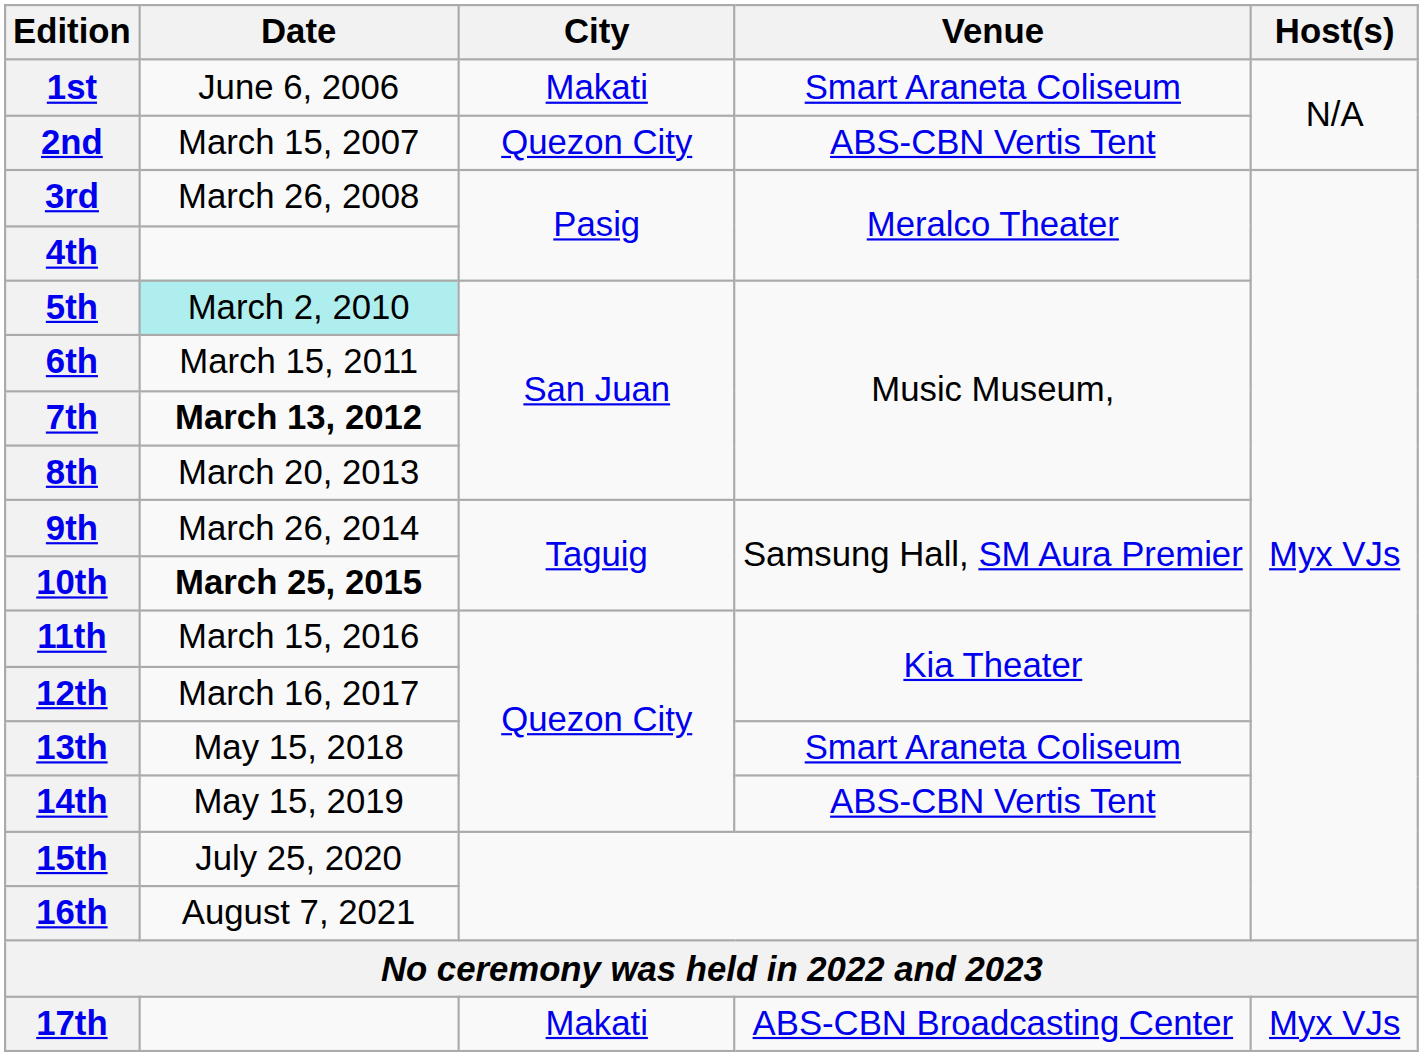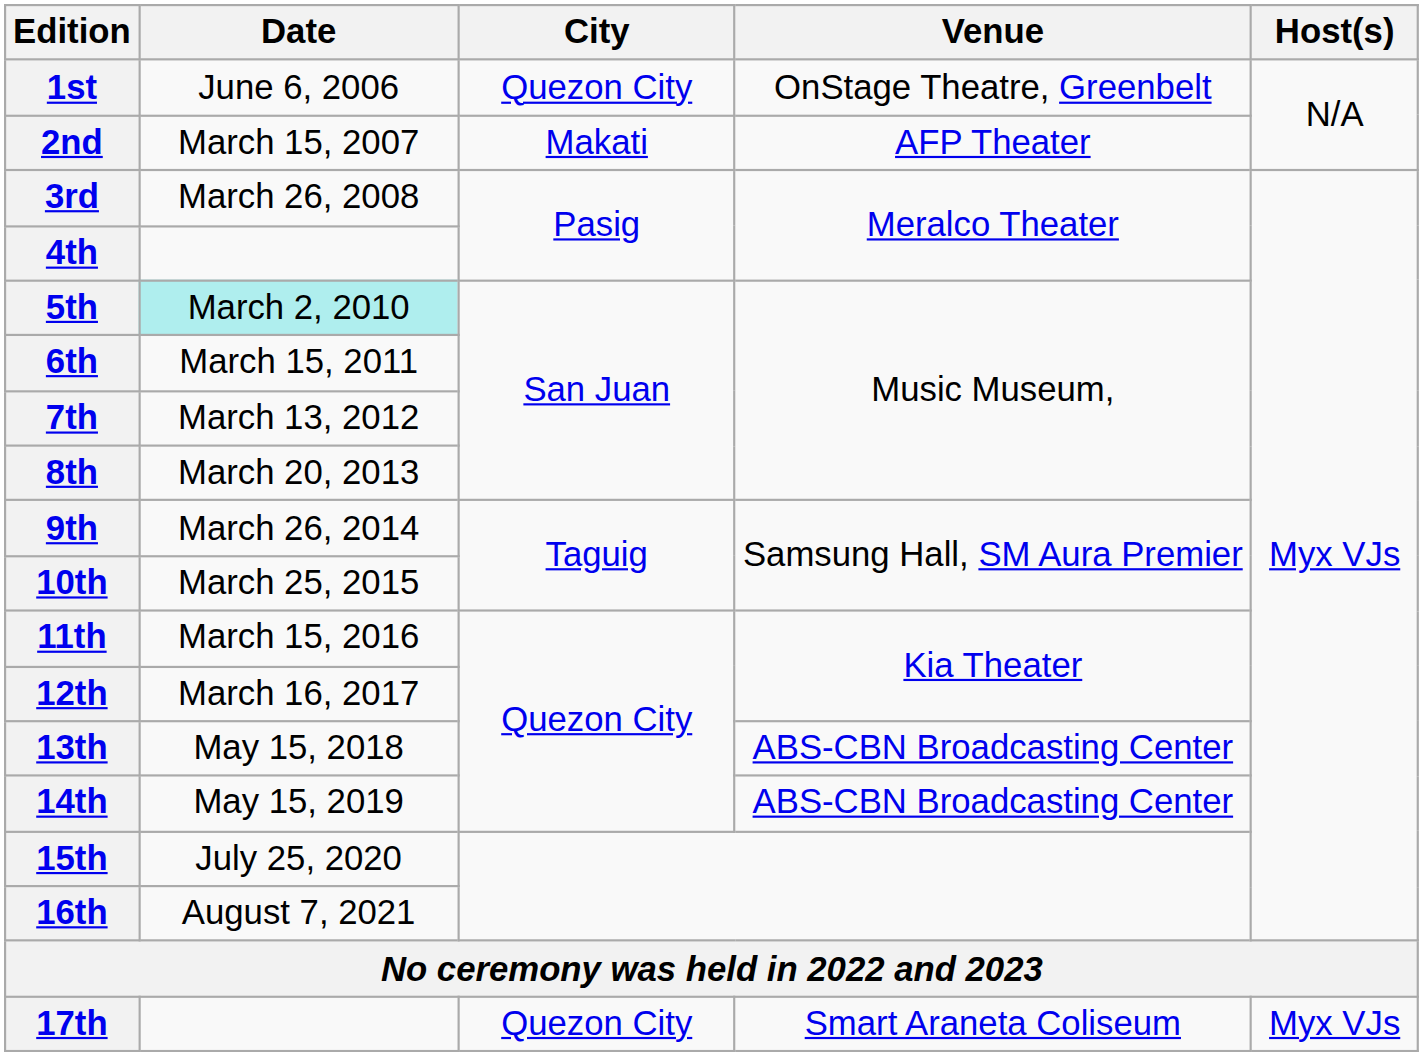(597, 87) Makati -> (597, 87) Quezon City
(993, 87) Smart Araneta Coliseum -> (993, 87) OnStage Theatre, Greenbelt
(597, 142) Quezon City -> (597, 142) Makati
(993, 142) ABS-CBN Vertis Tent -> (993, 142) AFP Theater
(299, 417) bold -> (299, 417) normal
(299, 582) bold -> (299, 582) normal
(993, 747) Smart Araneta Coliseum -> (993, 747) ABS-CBN Broadcasting Center
(993, 802) ABS-CBN Vertis Tent -> (993, 802) ABS-CBN Broadcasting Center
(597, 1023) Makati -> (597, 1023) Quezon City
(993, 1023) ABS-CBN Broadcasting Center -> (993, 1023) Smart Araneta Coliseum
